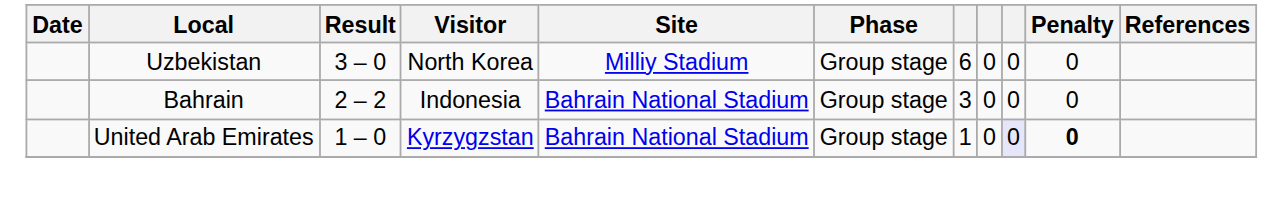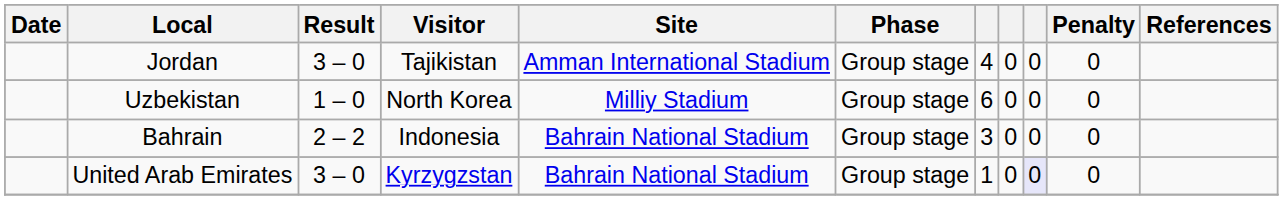+ row: (182, 62)
(360, 62) 3 – 0 -> (339, 100) 1 – 0
(360, 138) 1 – 0 -> (339, 176) 3 – 0
(1072, 138) bold -> (1094, 176) normal
